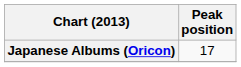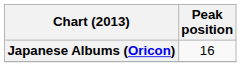(207, 51) 17 -> (207, 51) 16
